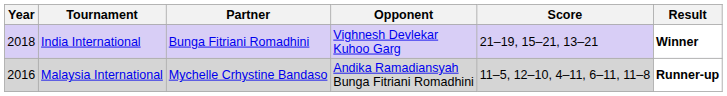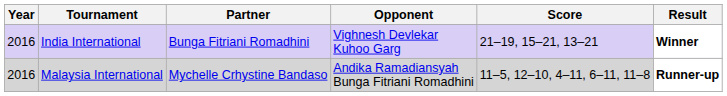(21, 41) 2018 -> (21, 41) 2016
